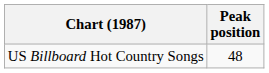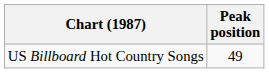(235, 56) 48 -> (235, 56) 49
